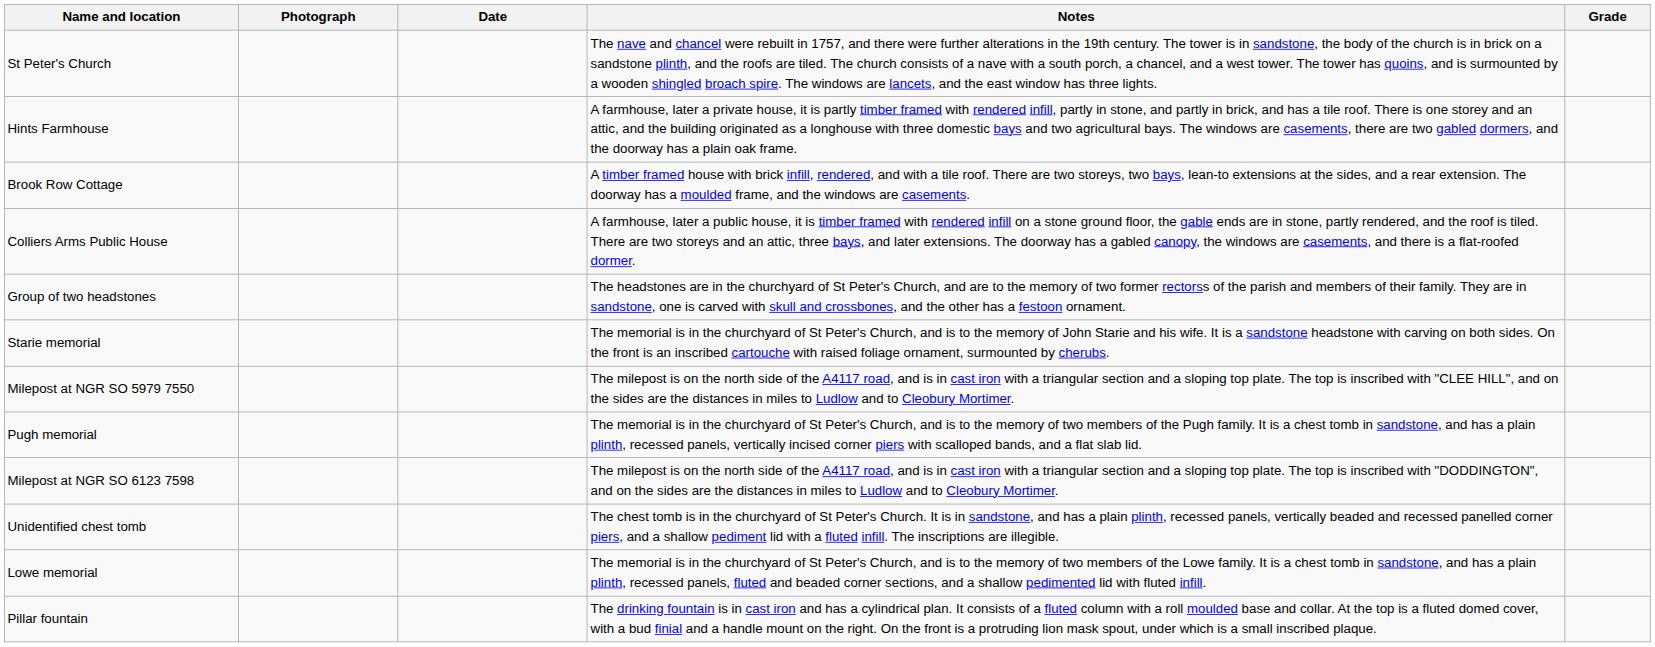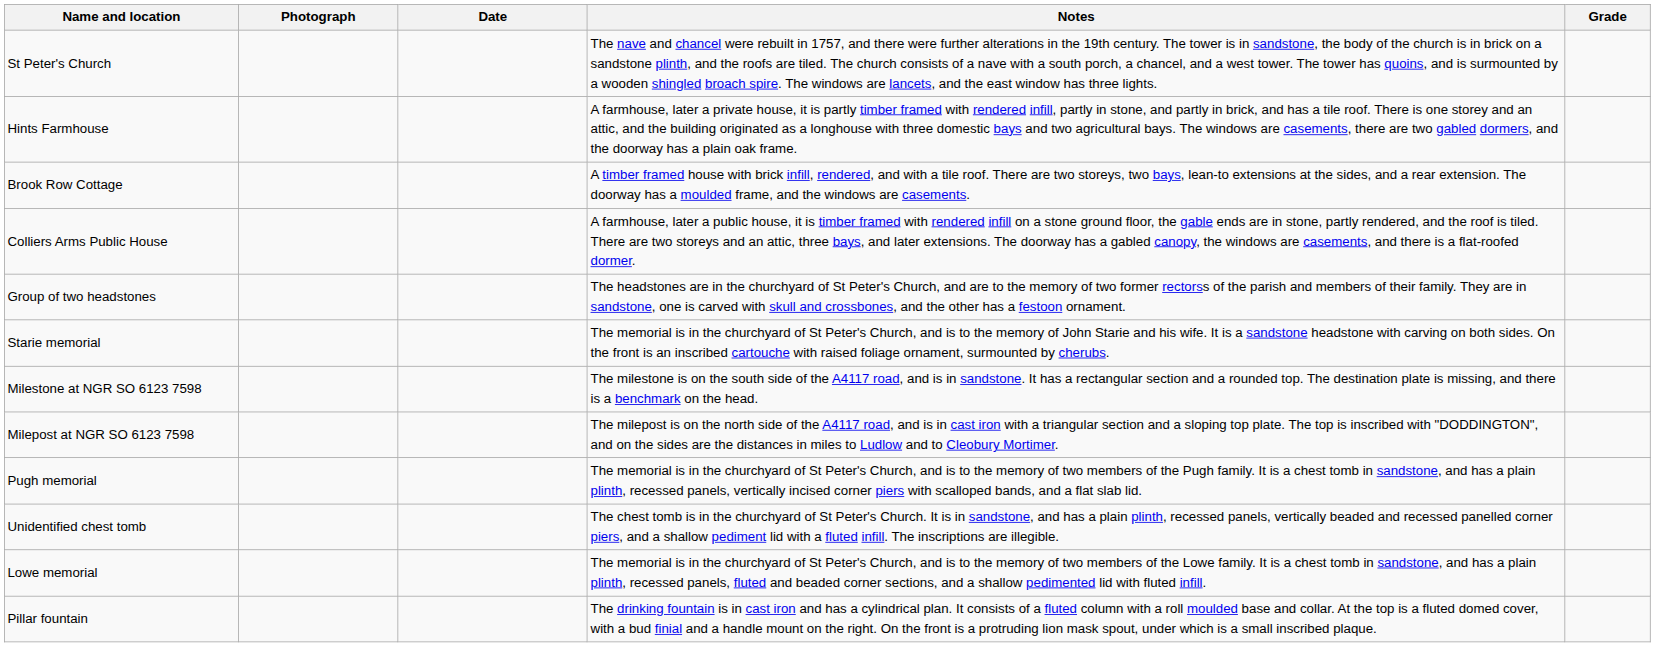+ row: (105, 389)
- row: (101, 389)
rows swapped: (101, 480) <-> (52, 435)
